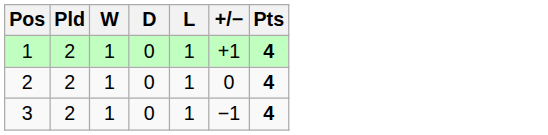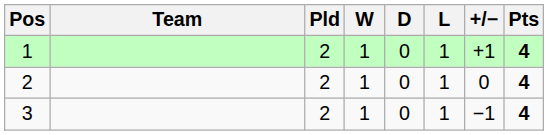+ column: (177, 20)
